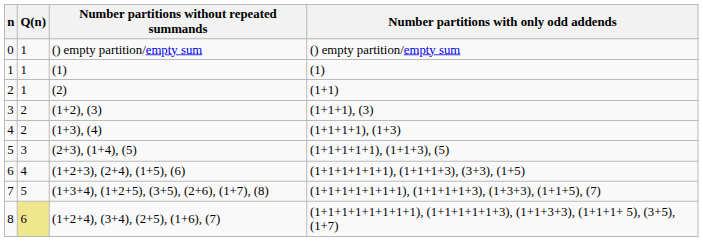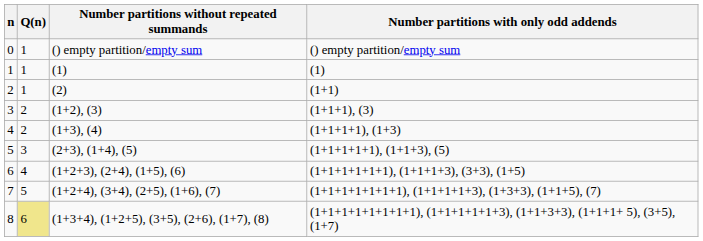(160, 191) (1+3+4), (1+2+5), (3+5), (2+6), (1+7), (8) -> (136, 191) (1+2+4), (3+4), (2+5), (1+6), (7)
(136, 218) (1+2+4), (3+4), (2+5), (1+6), (7) -> (160, 218) (1+3+4), (1+2+5), (3+5), (2+6), (1+7), (8)
